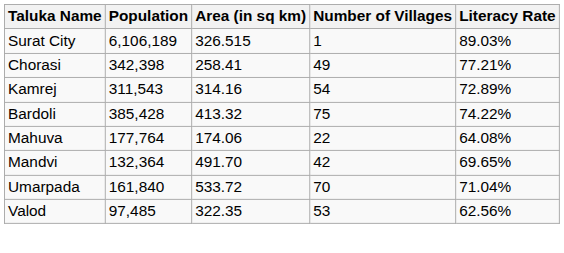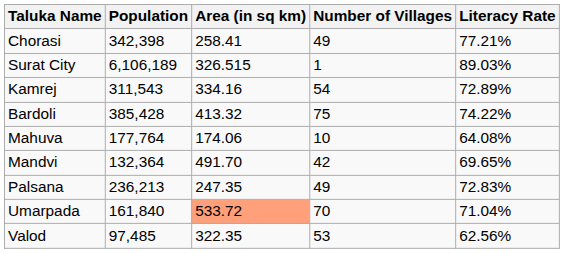rows swapped: (42, 41) <-> (34, 65)
(219, 89) 314.16 -> (219, 89) 334.16
(322, 138) 22 -> (322, 138) 10
+ row: (36, 187)
(219, 187) no background -> (219, 211) lightsalmon background
